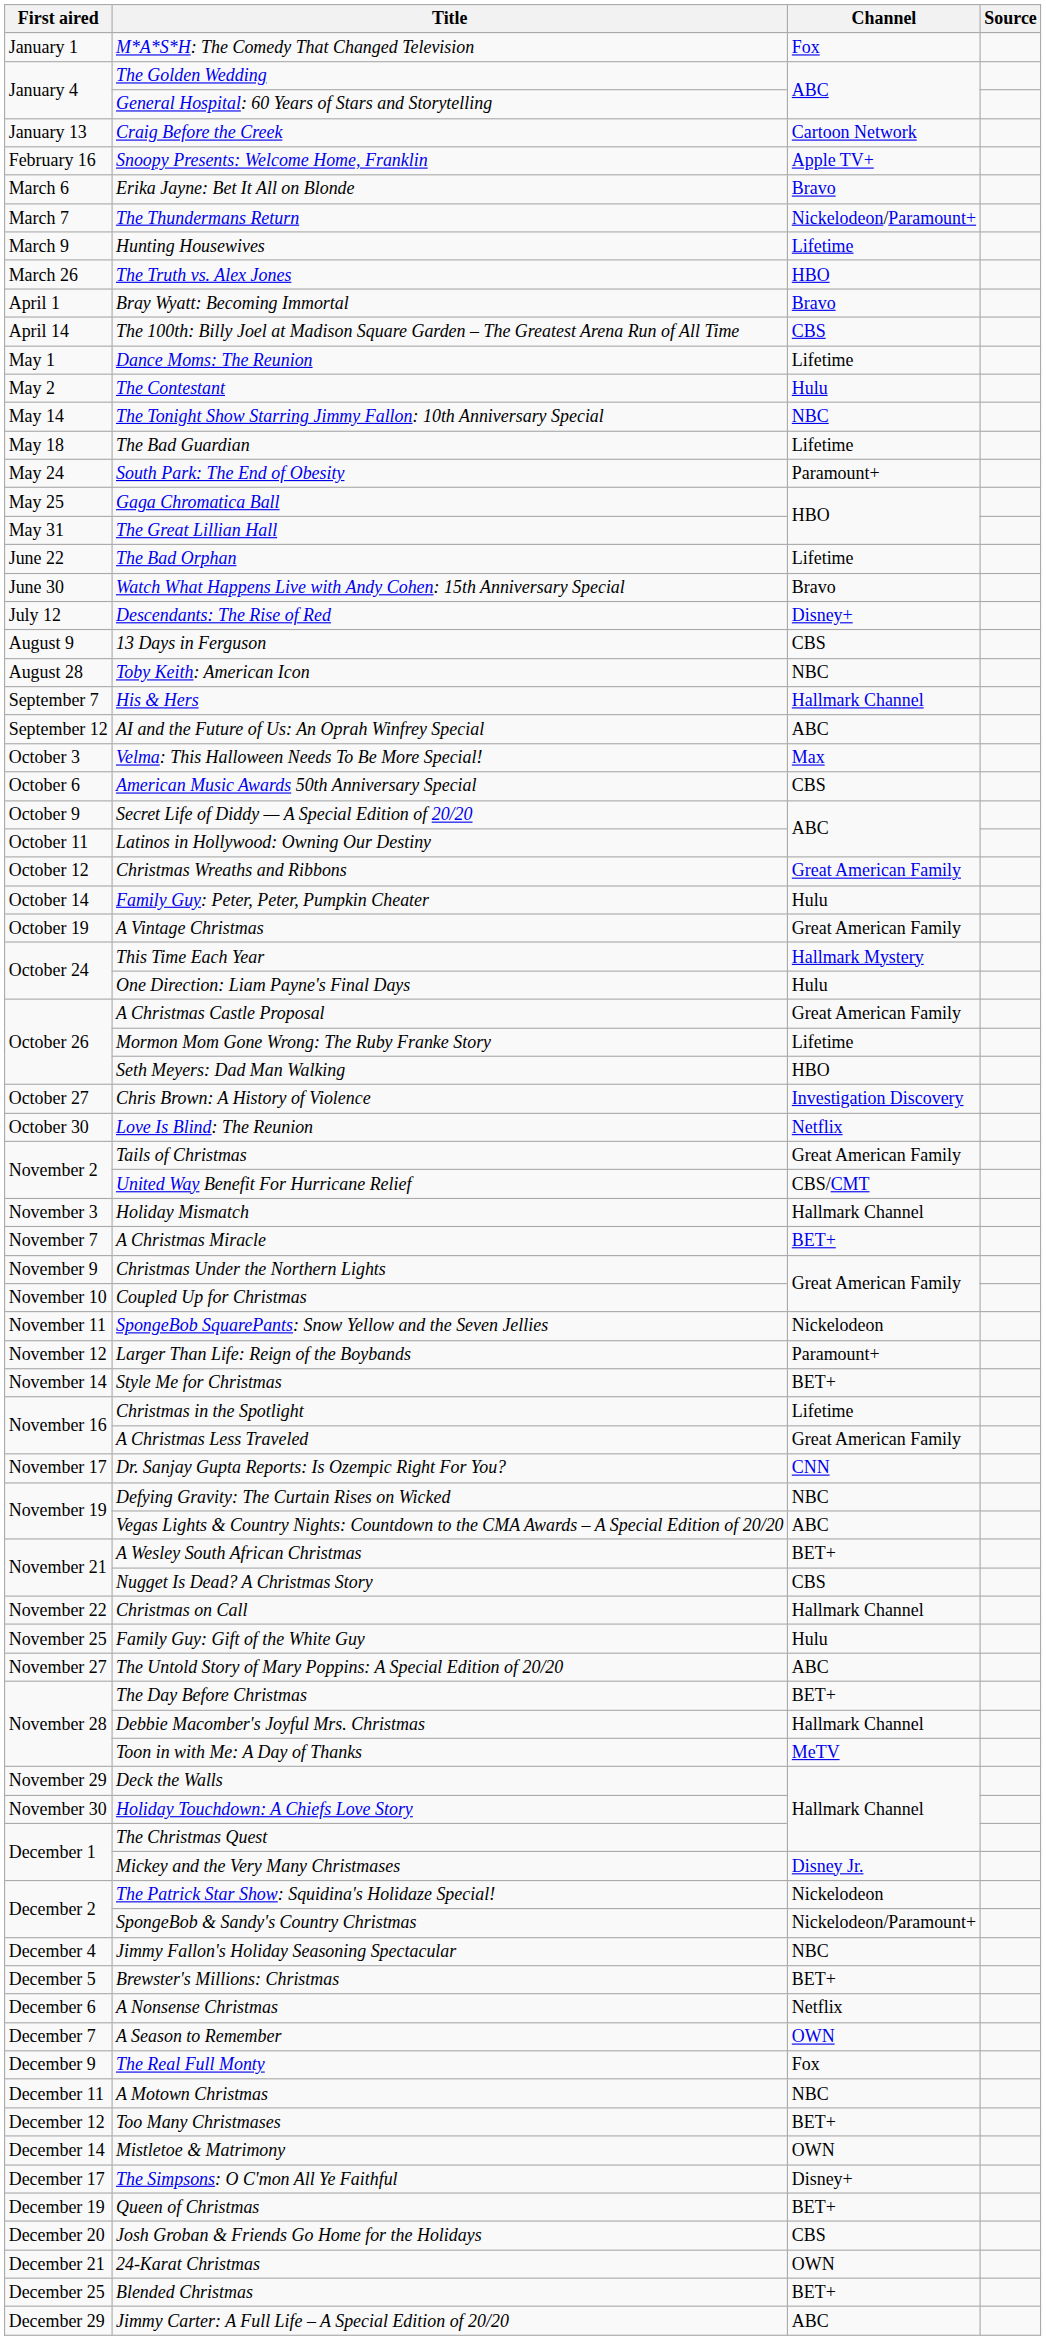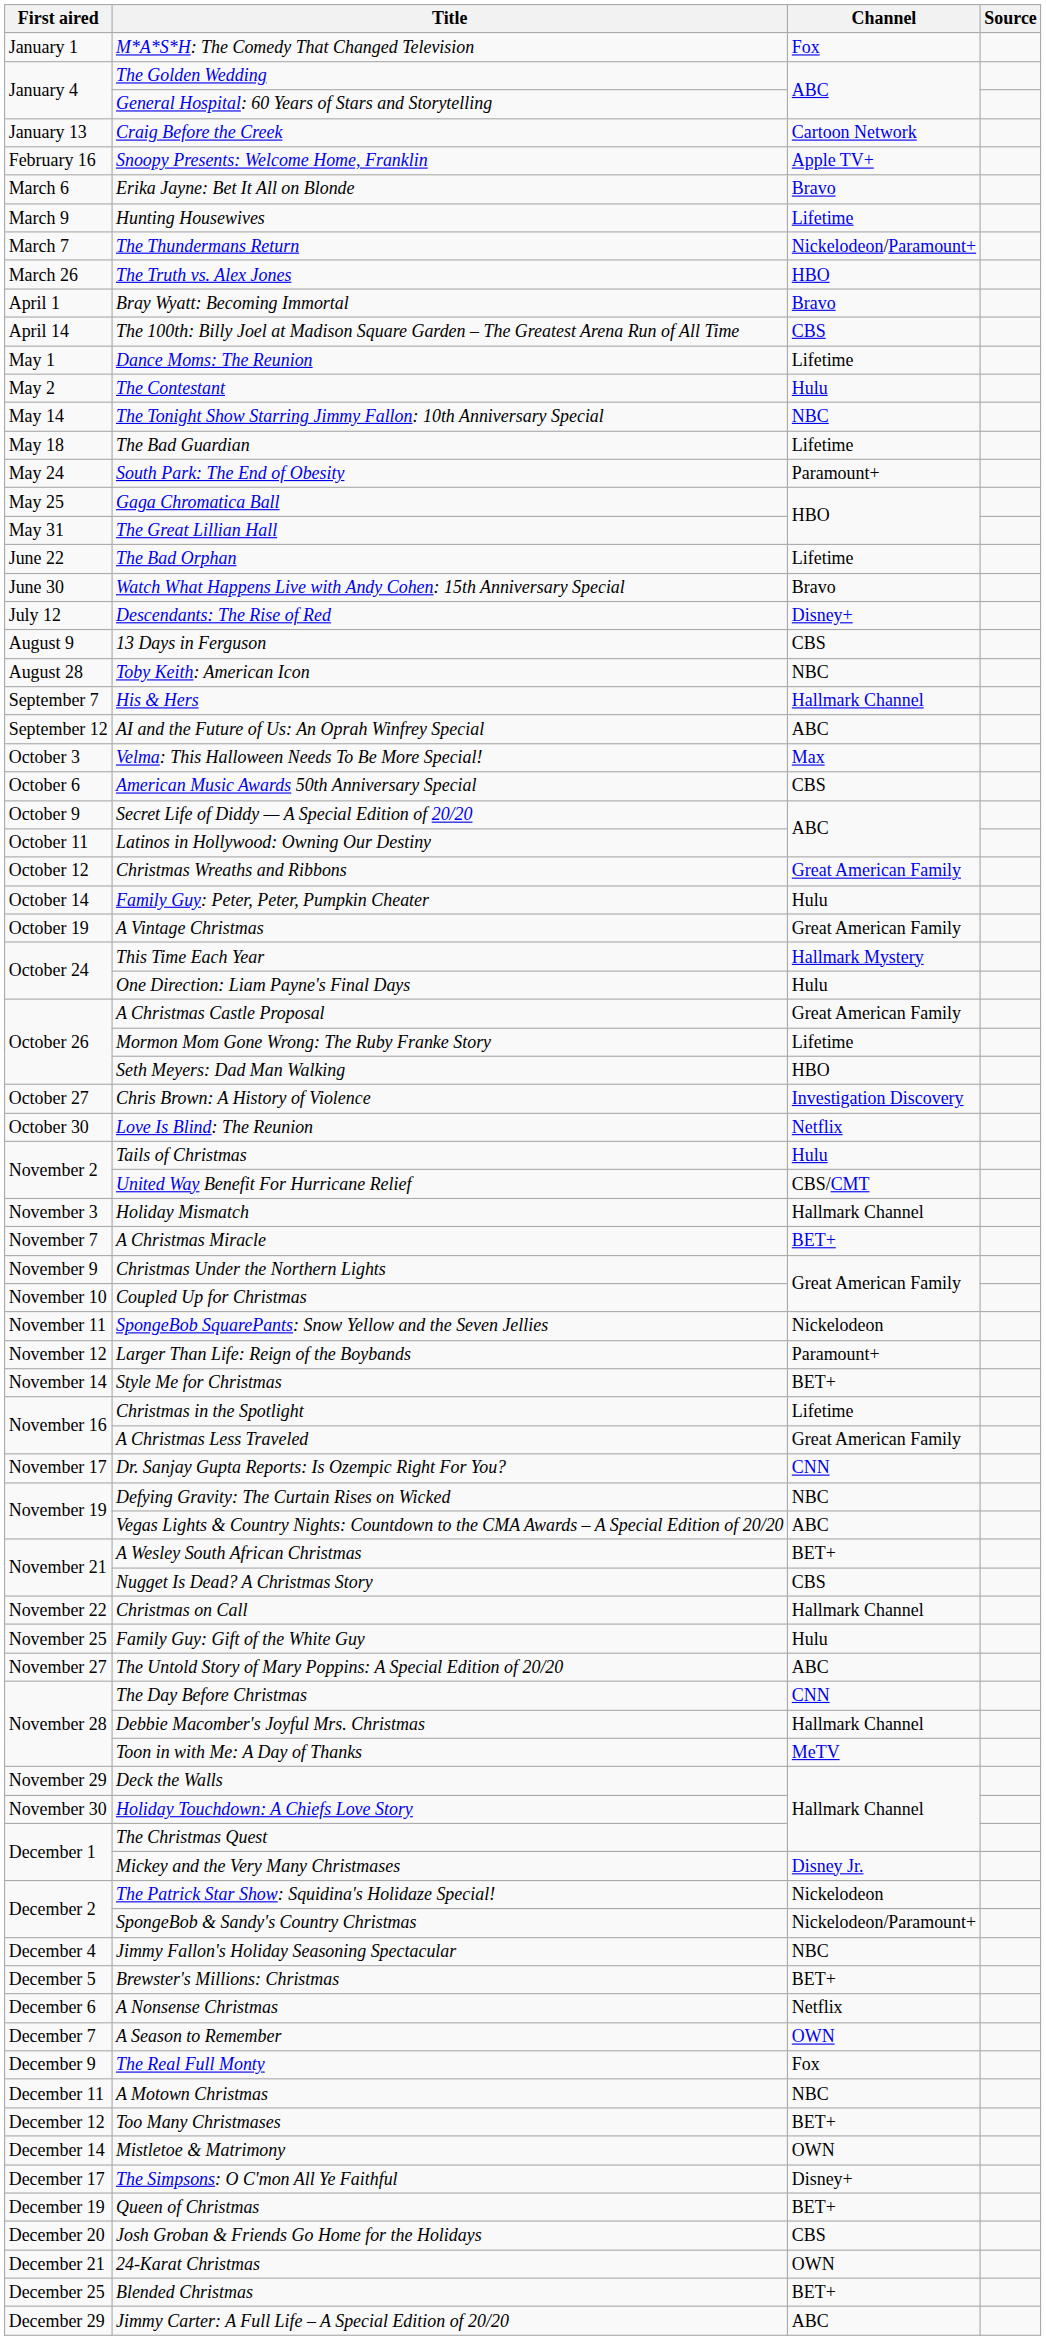rows swapped: (208, 217) <-> (190, 246)
(876, 1155) Great American Family -> (810, 1155) Hulu
(814, 1695) BET+ -> (811, 1695) CNN
